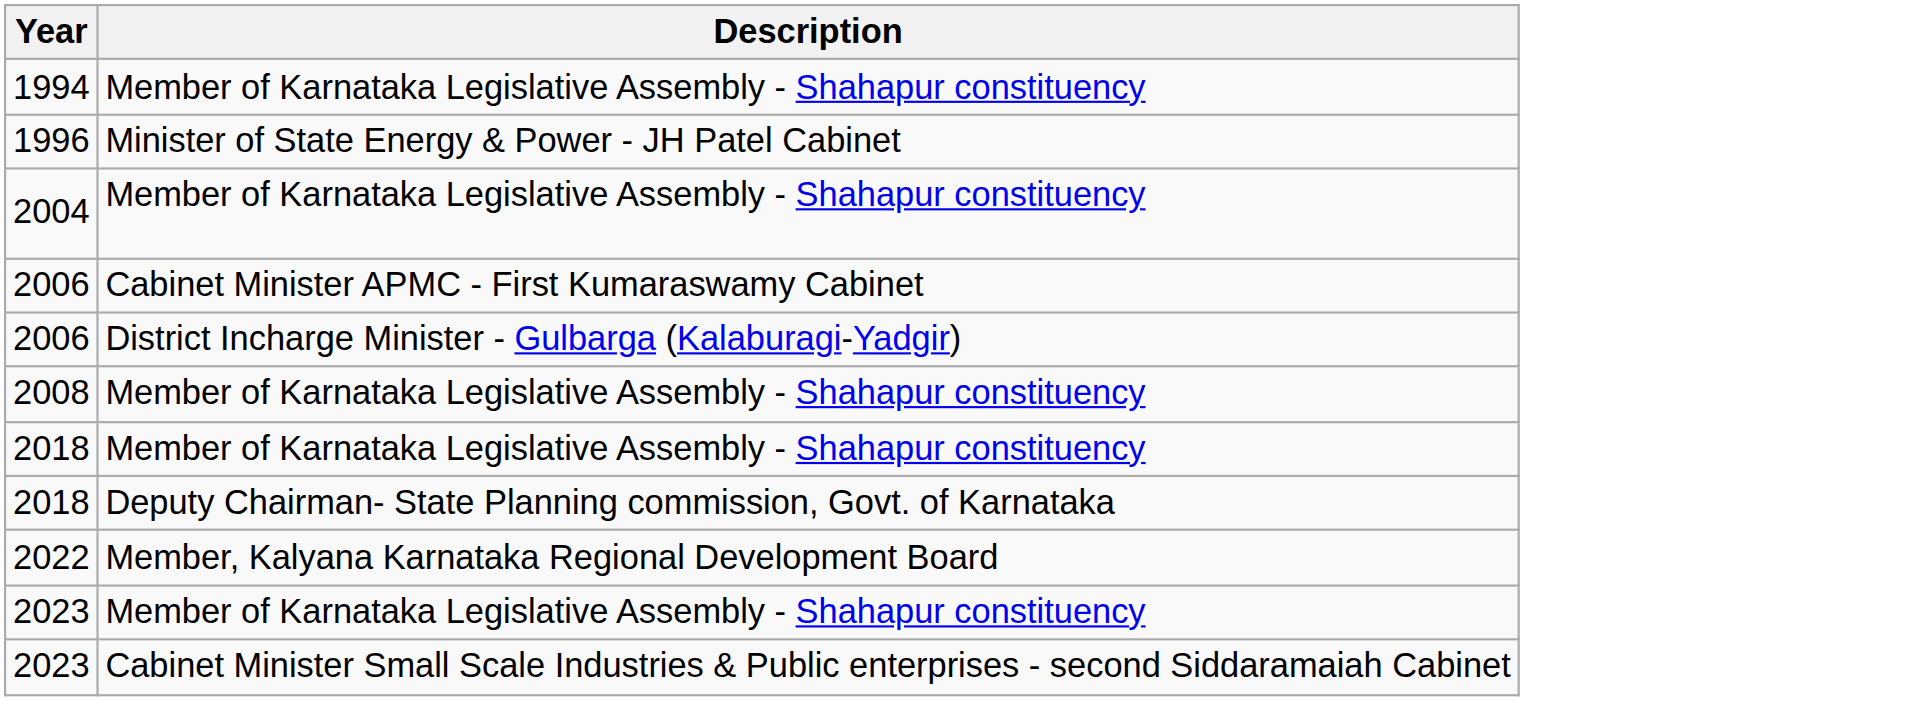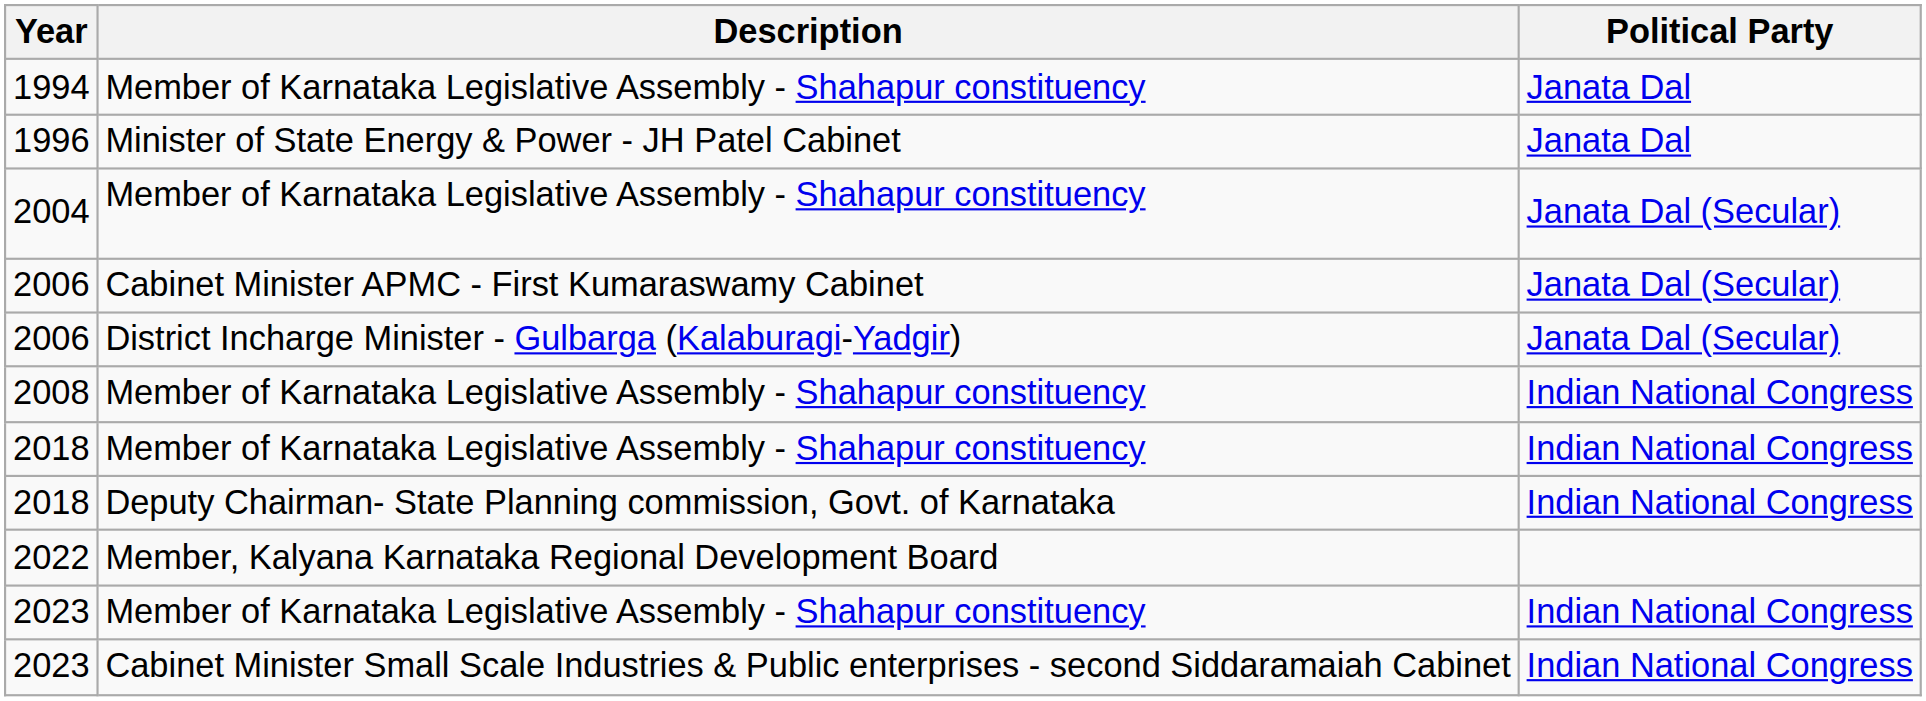+ column: (1720, 31)
